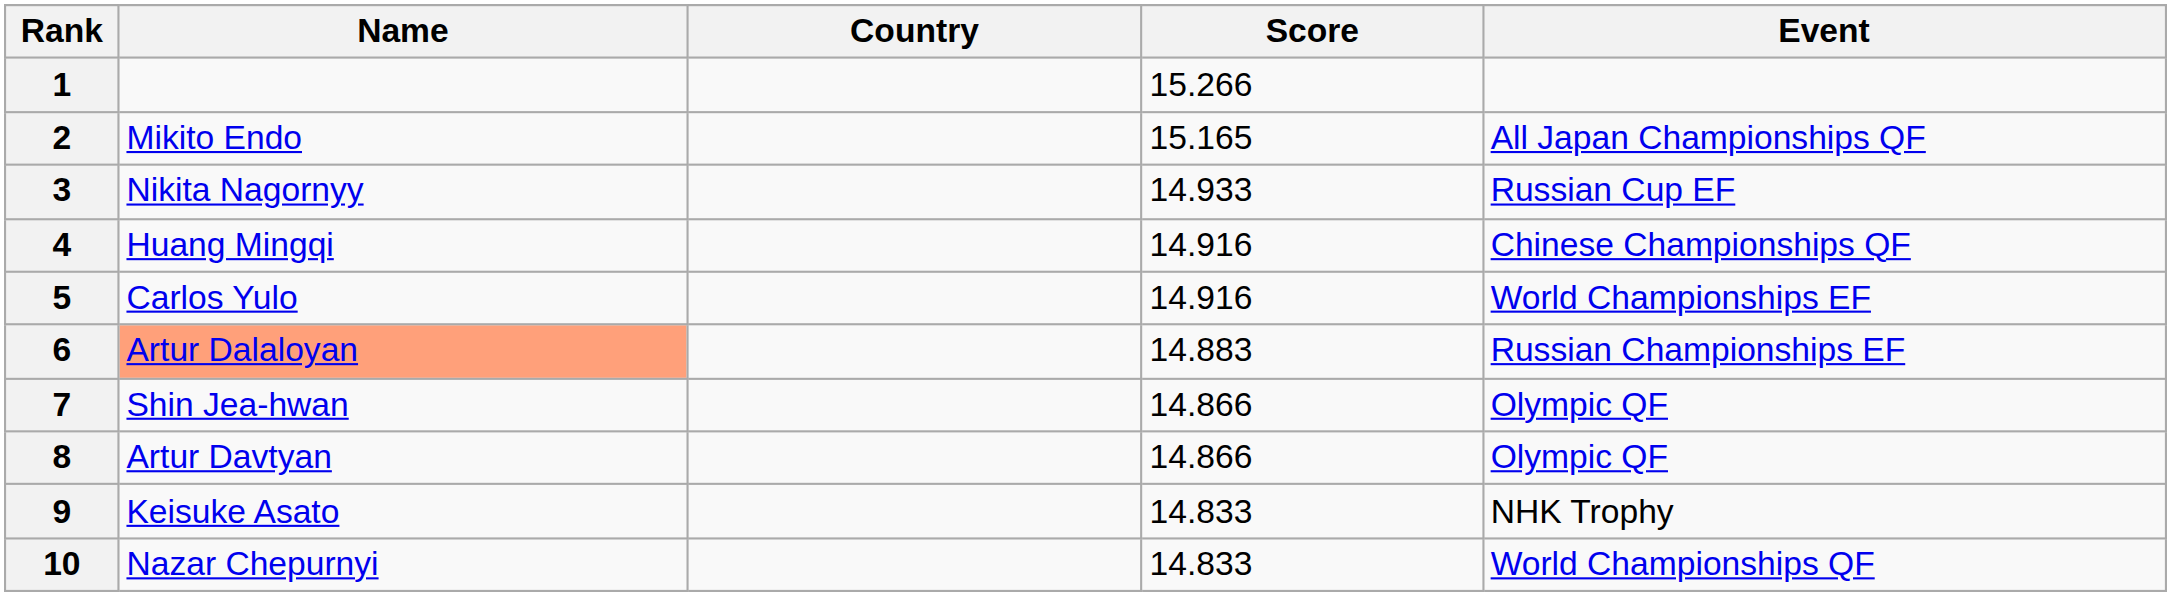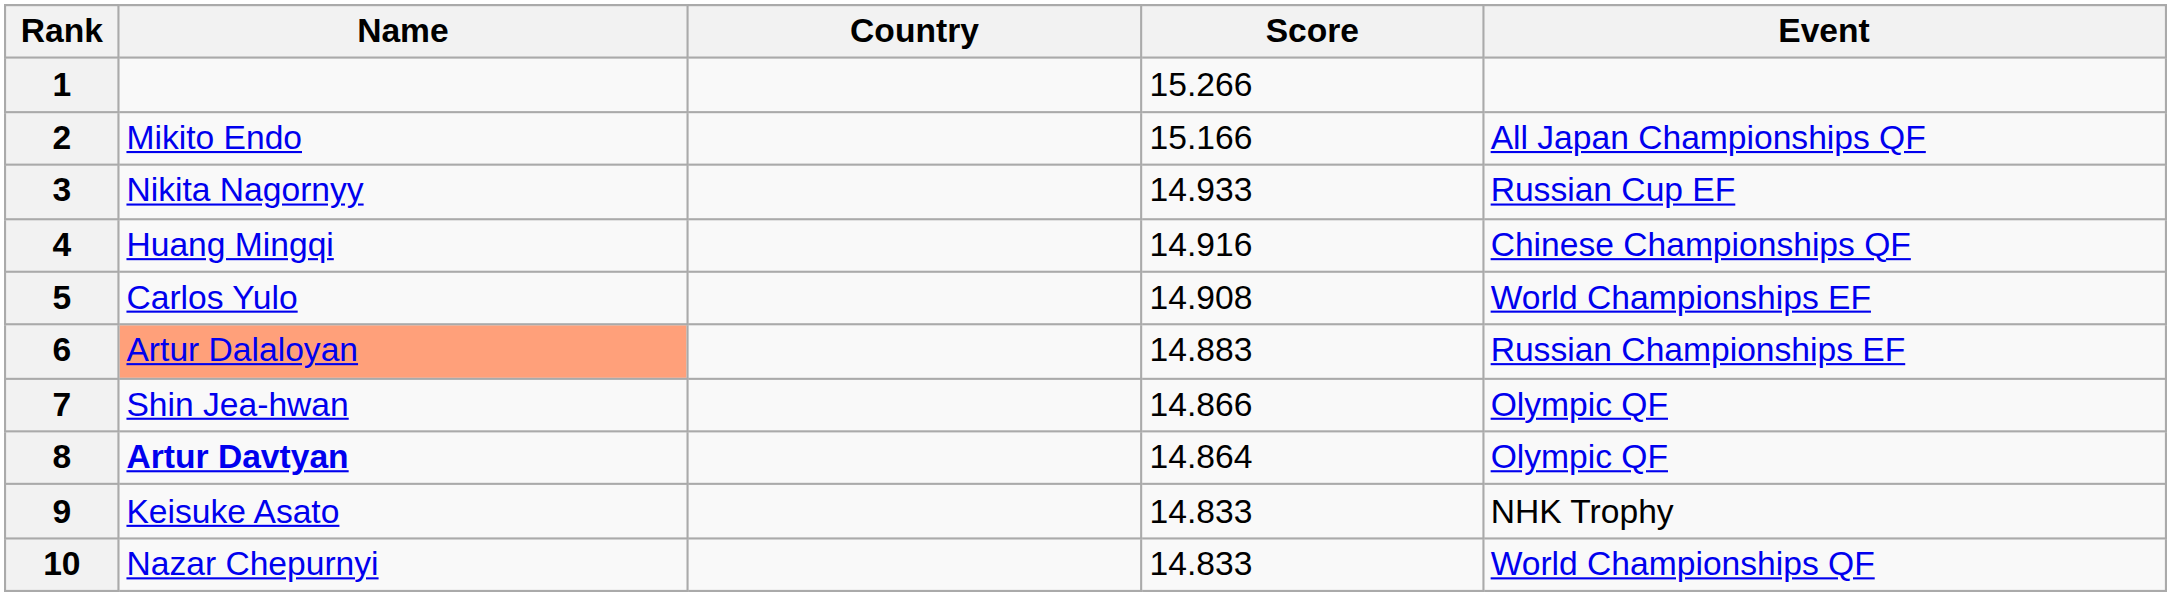(1201, 137) 15.165 -> (1201, 137) 15.166
(1201, 297) 14.916 -> (1201, 297) 14.908
(229, 457) normal -> (238, 457) bold
(1201, 457) 14.866 -> (1201, 457) 14.864
